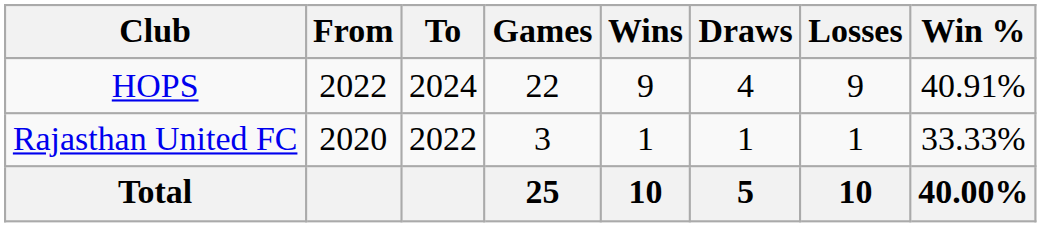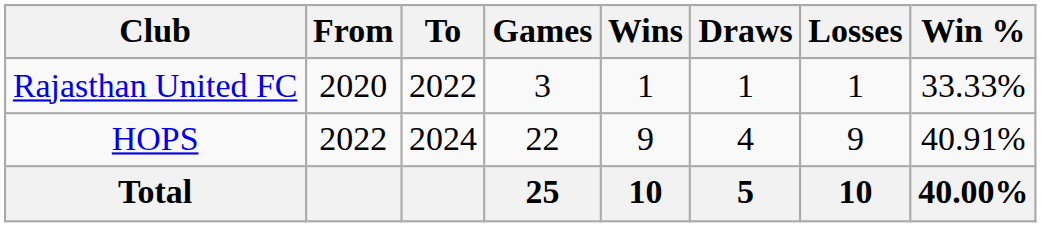rows swapped: (155, 138) <-> (155, 85)
